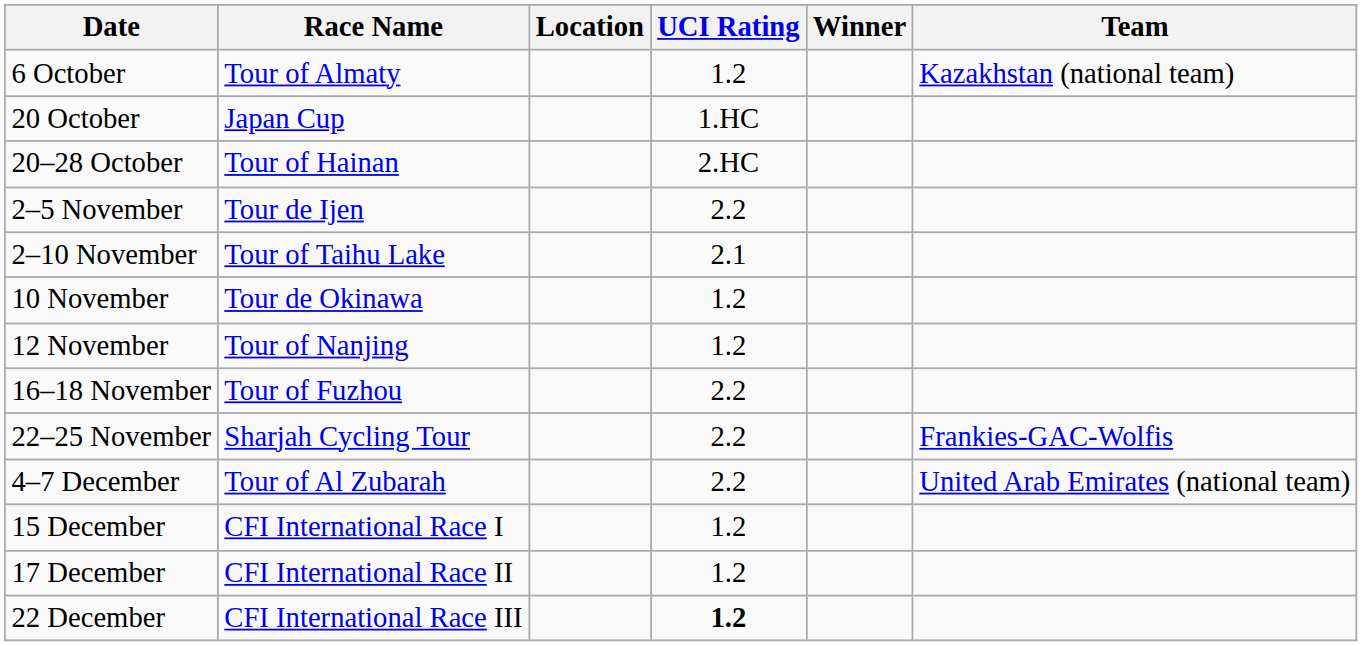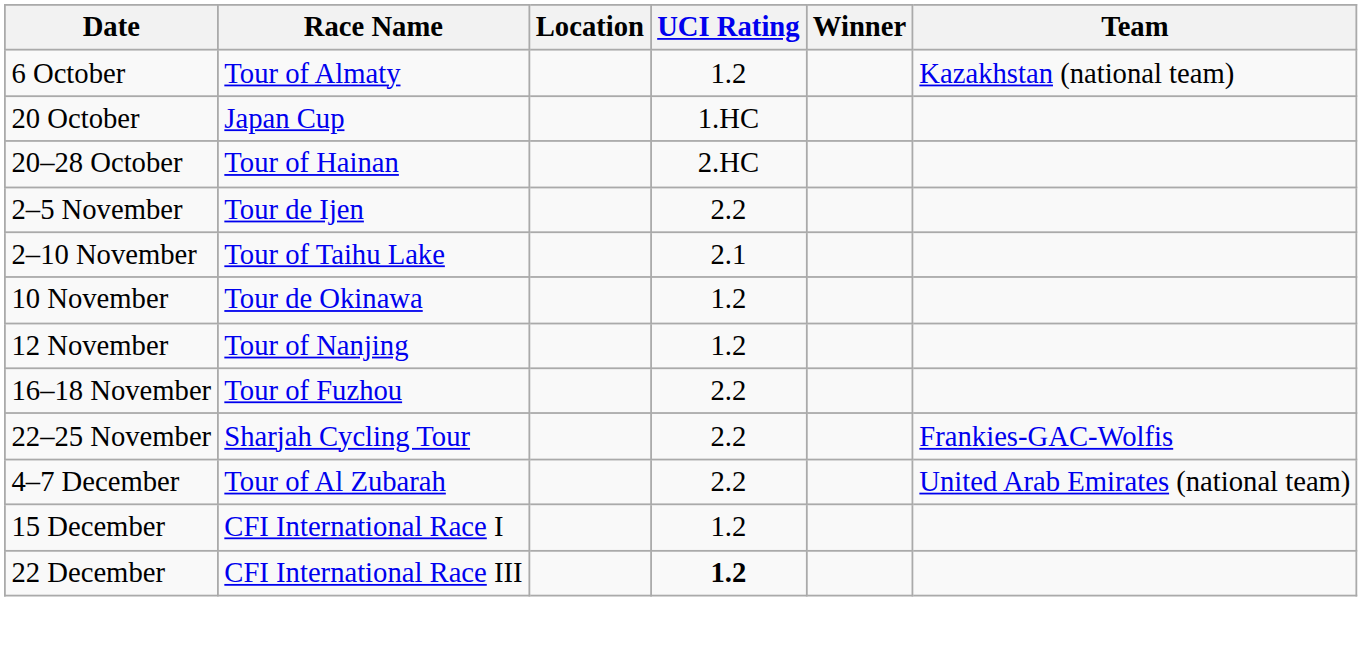- row: (88, 572)
